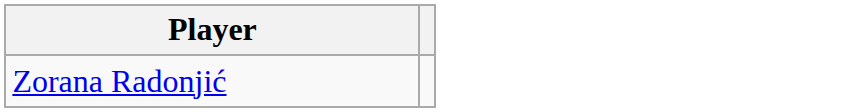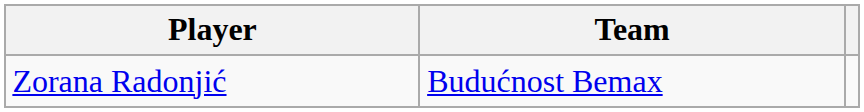+ column: (632, 29)
